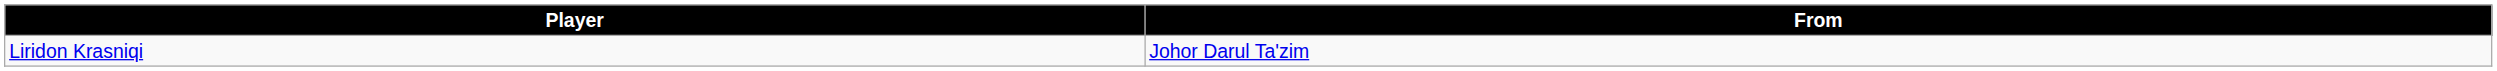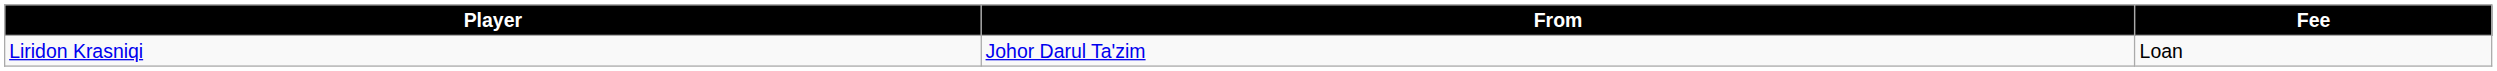+ column: (2314, 20)
